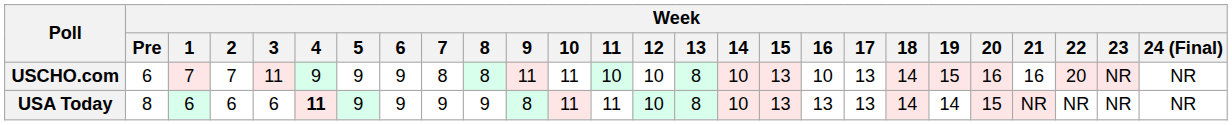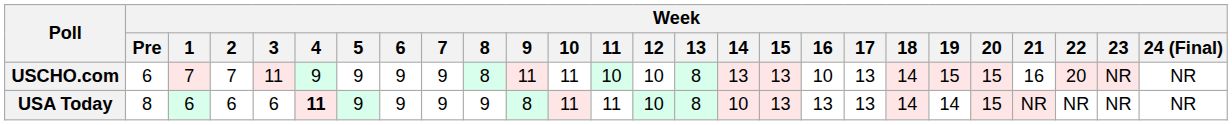(443, 76) 8 -> (443, 76) 9
(738, 76) 10 -> (738, 76) 13
(992, 76) 16 -> (992, 76) 15
